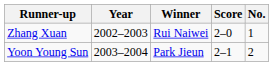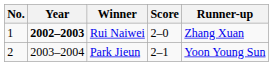columns swapped: (257, 14) <-> (48, 14)
(121, 33) normal -> (57, 33) bold
